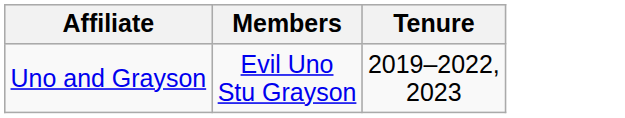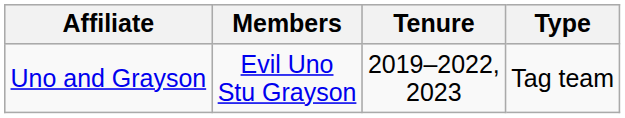+ column: (563, 24)
